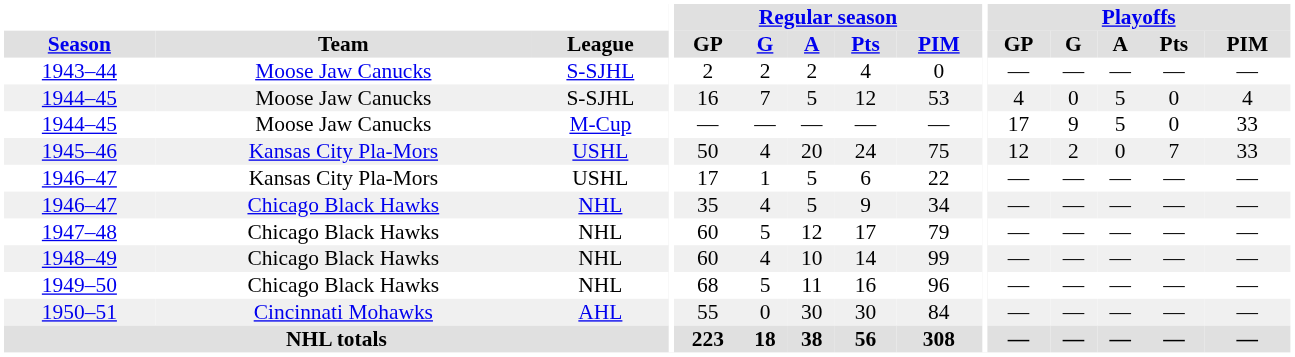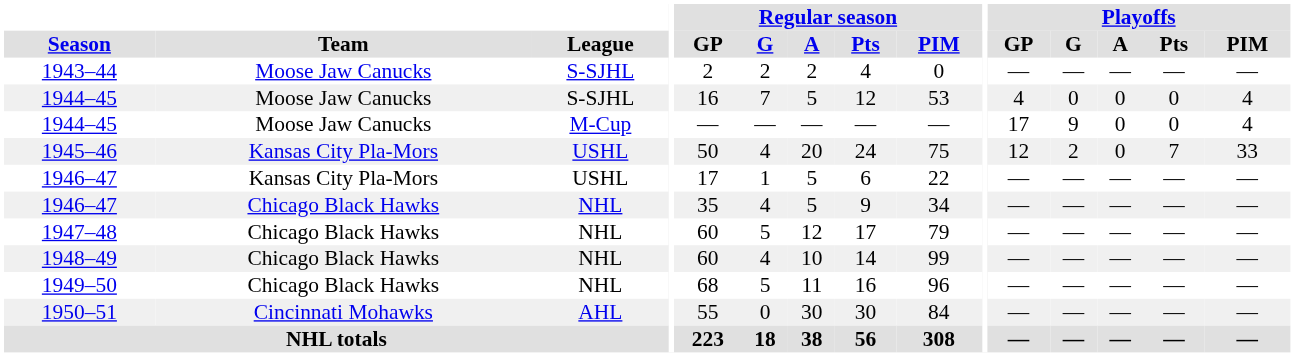(1120, 97) 5 -> (1120, 97) 0
(1120, 124) 5 -> (1120, 124) 0
(1247, 124) 33 -> (1247, 124) 4
